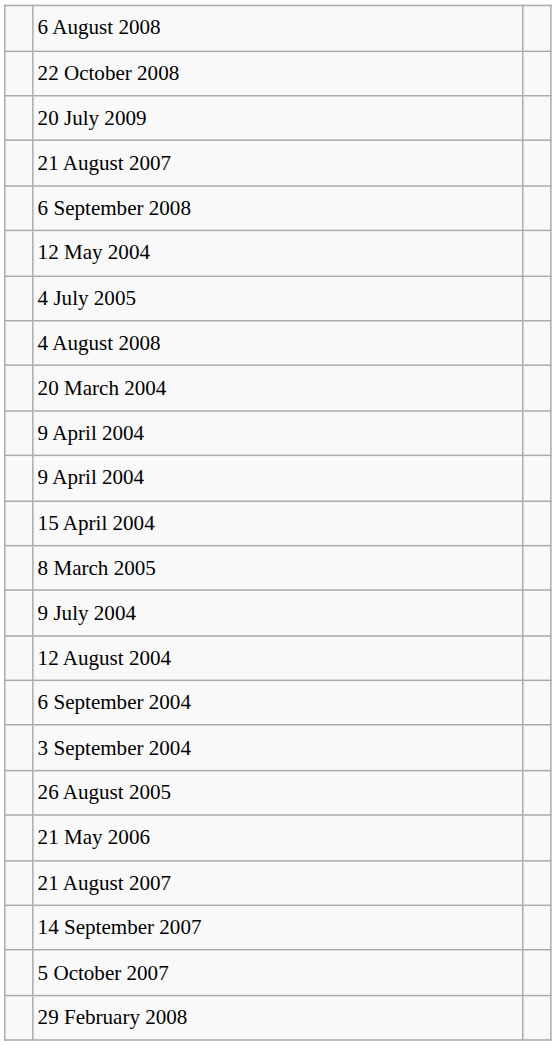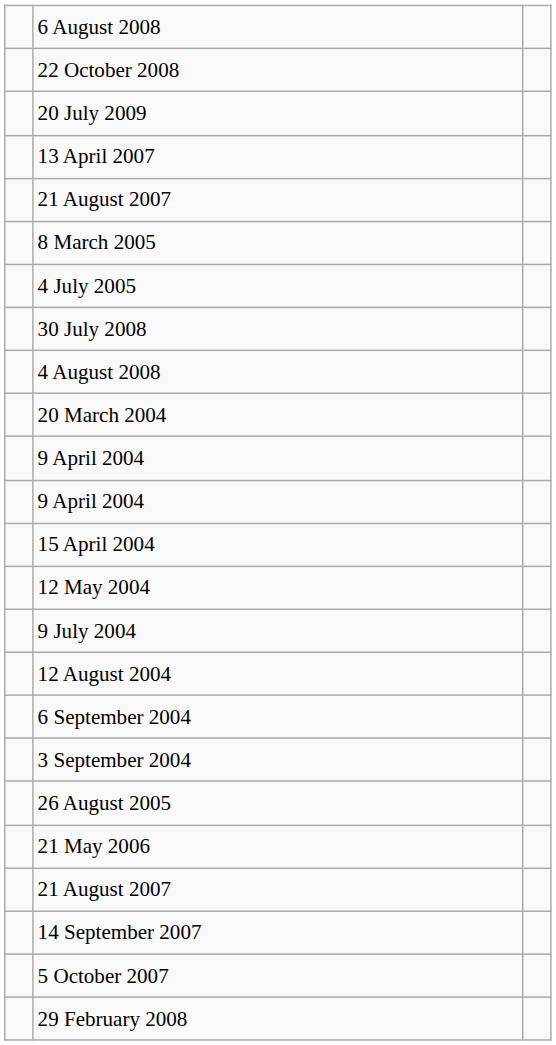+ row: (19, 157)
- row: (19, 208)
rows swapped: (19, 568) <-> (19, 253)
+ row: (19, 329)
